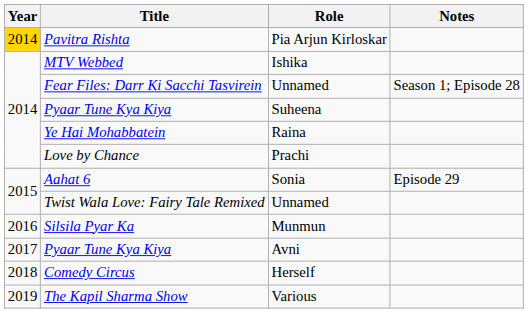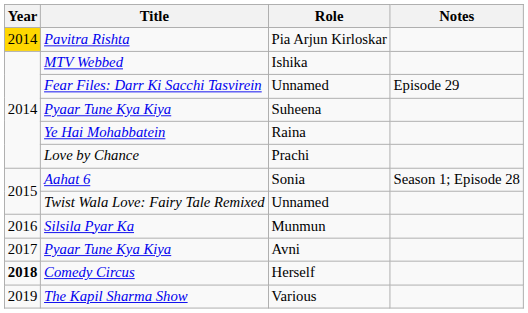(457, 86) Season 1; Episode 28 -> (427, 86) Episode 29
(427, 179) Episode 29 -> (457, 179) Season 1; Episode 28
(23, 272) normal -> (23, 272) bold
